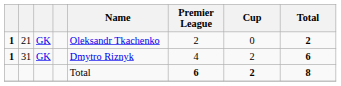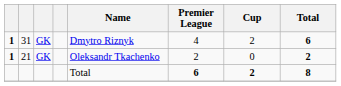rows swapped: (11, 56) <-> (11, 40)
